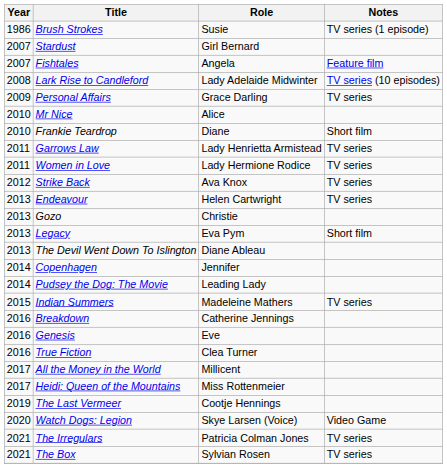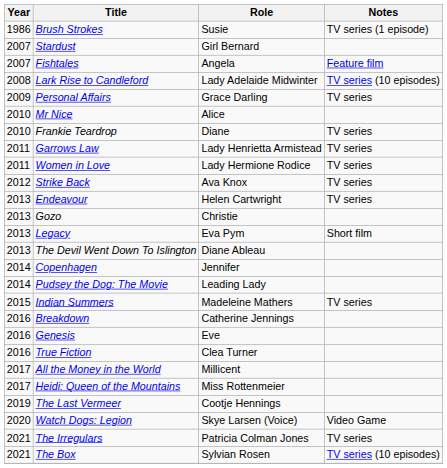(349, 132) Short film -> (349, 132) TV series
(349, 455) TV series -> (383, 455) TV series (10 episodes)
